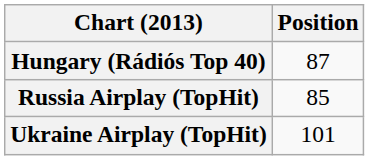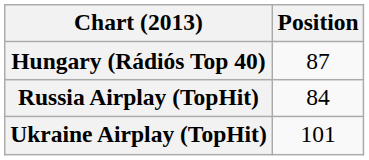(318, 97) 85 -> (318, 97) 84
